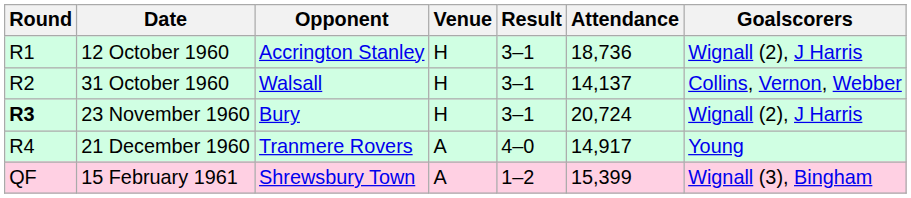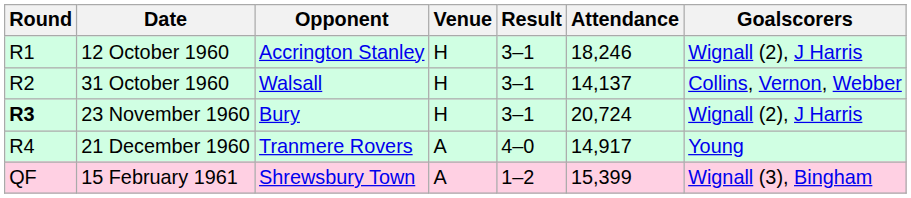(601, 51) 18,736 -> (601, 51) 18,246
